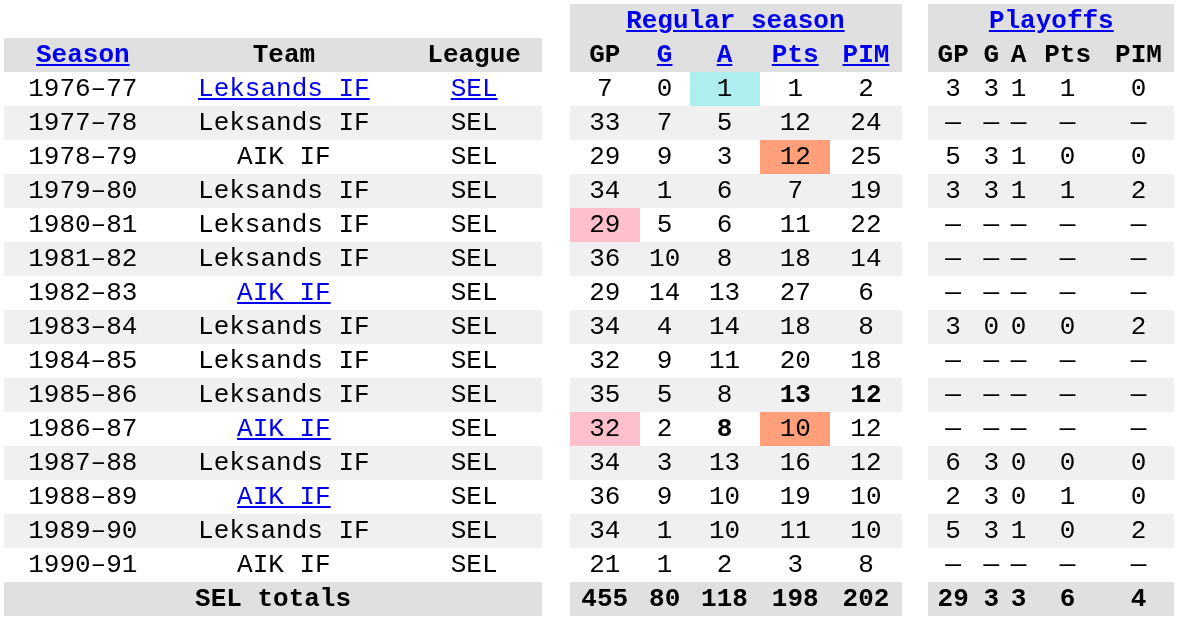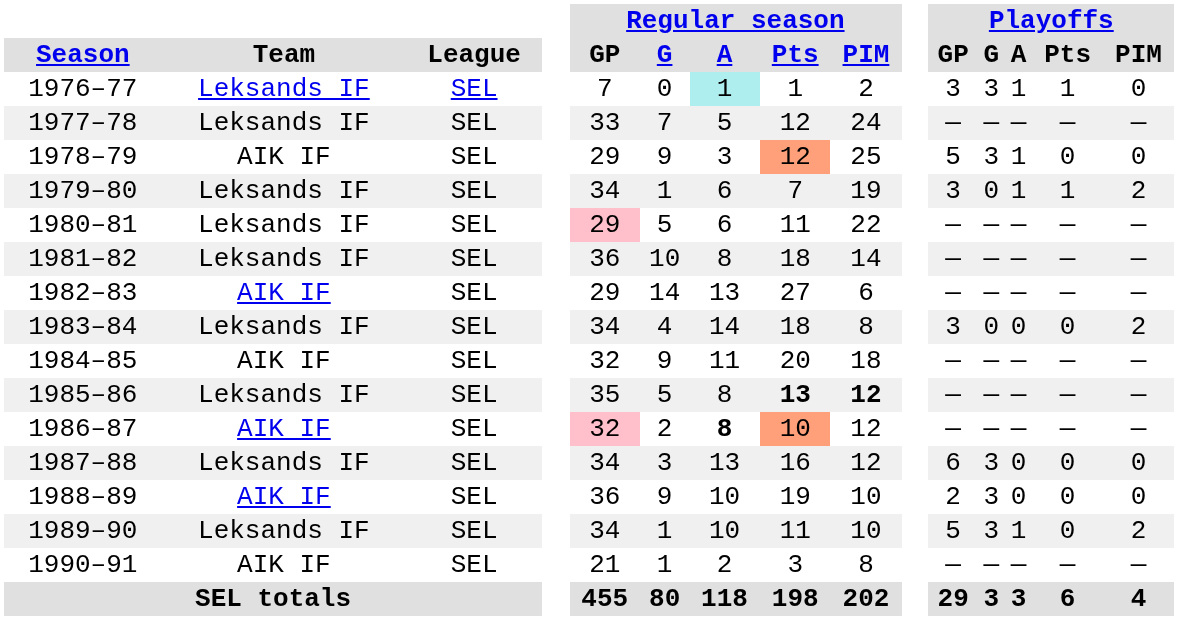(991, 191) 3 -> (991, 191) 0
(284, 361) Leksands IF -> (284, 361) AIK IF
(1068, 497) 1 -> (1068, 497) 0
